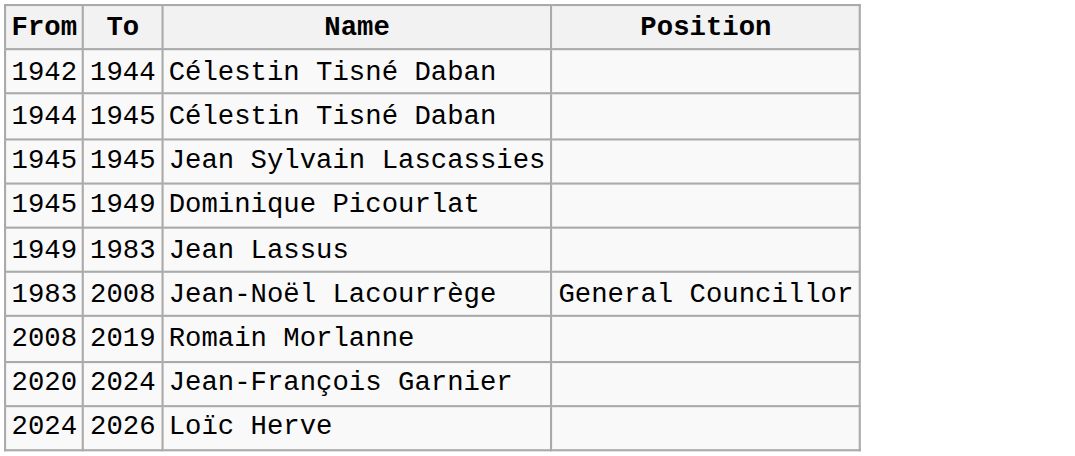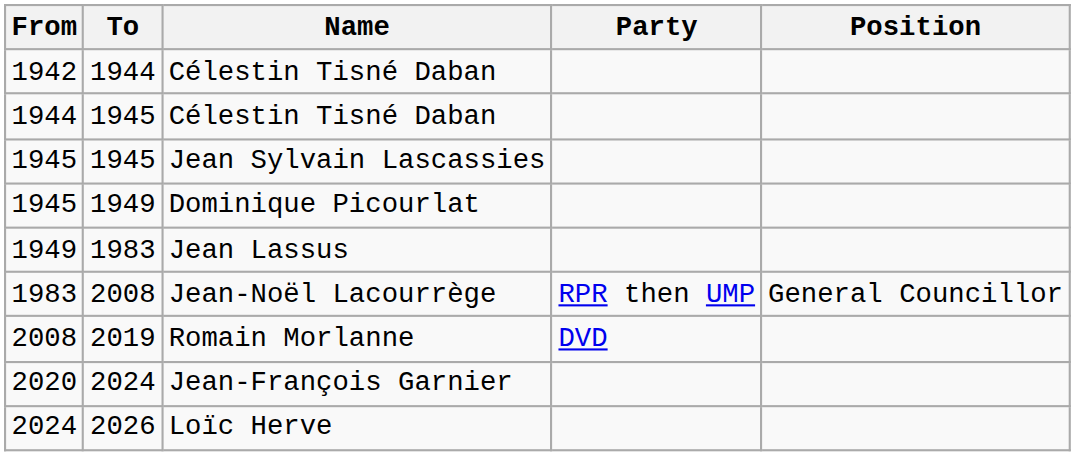+ column: (657, 27)
